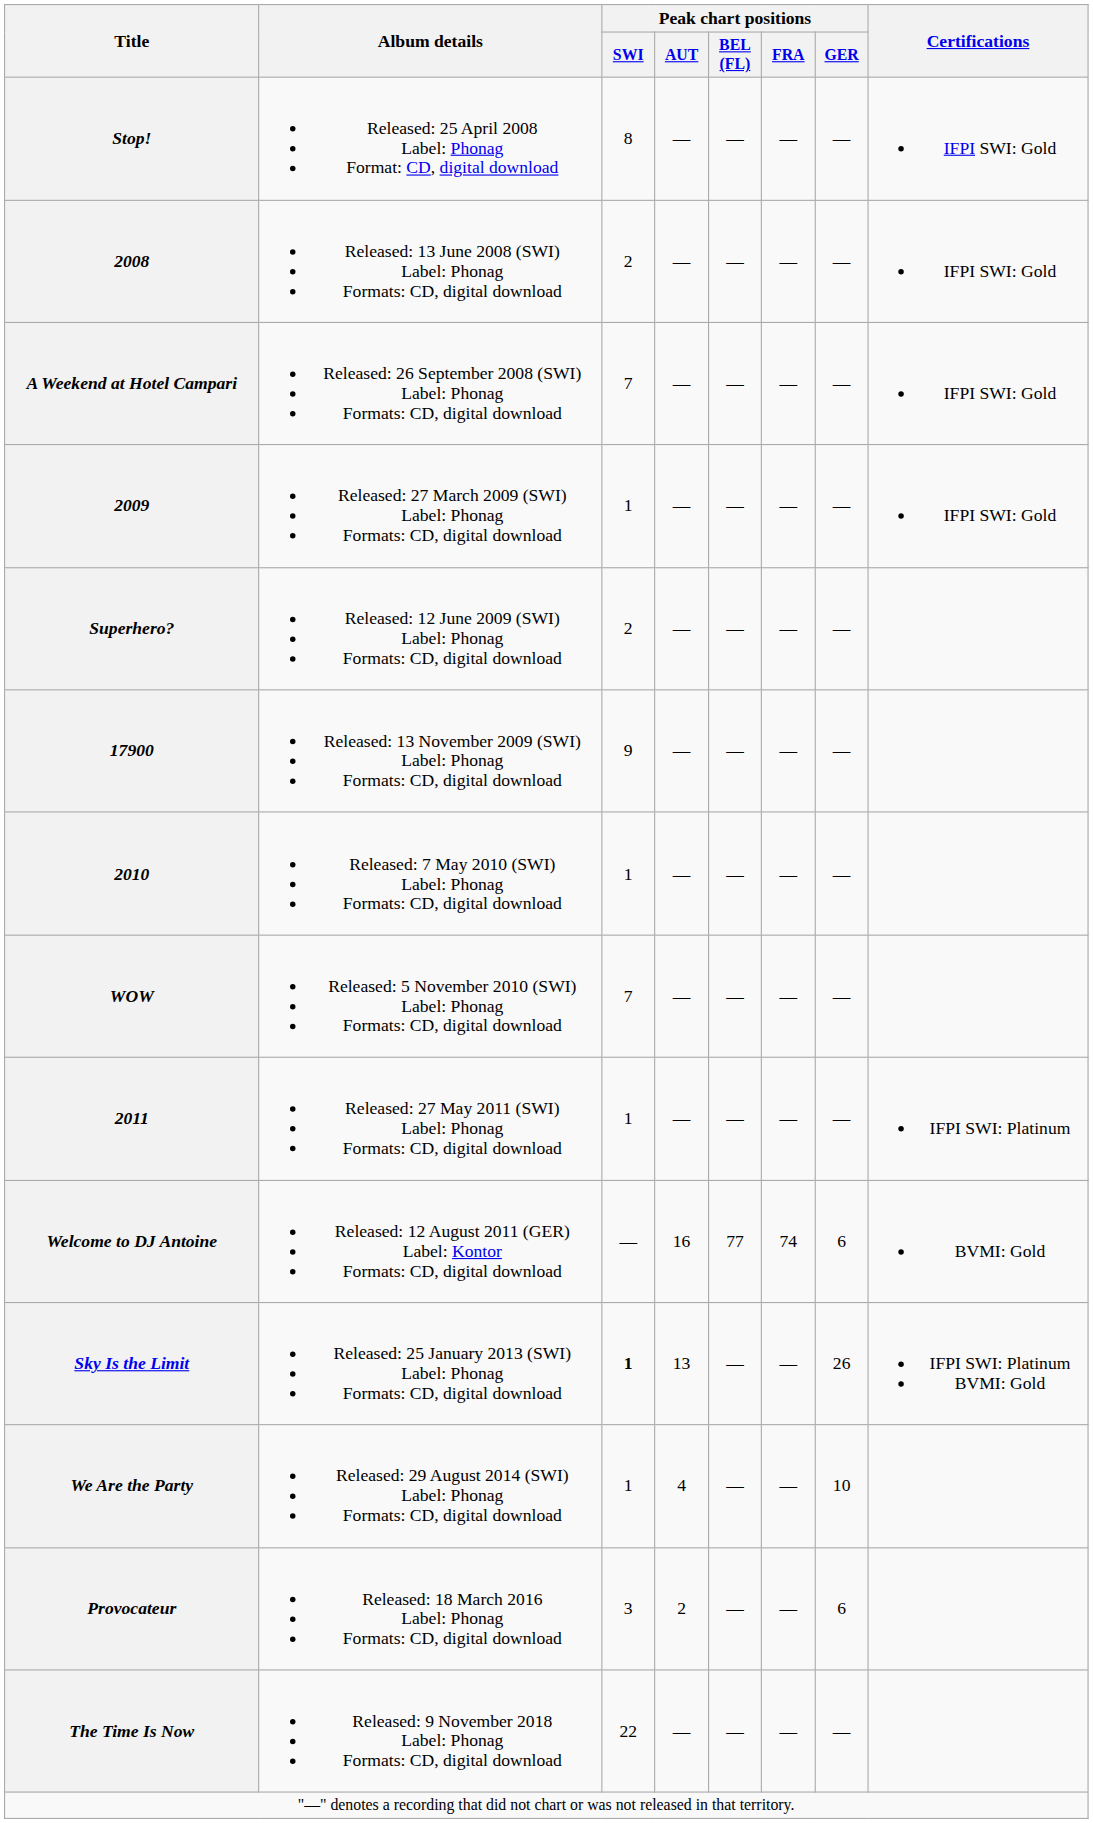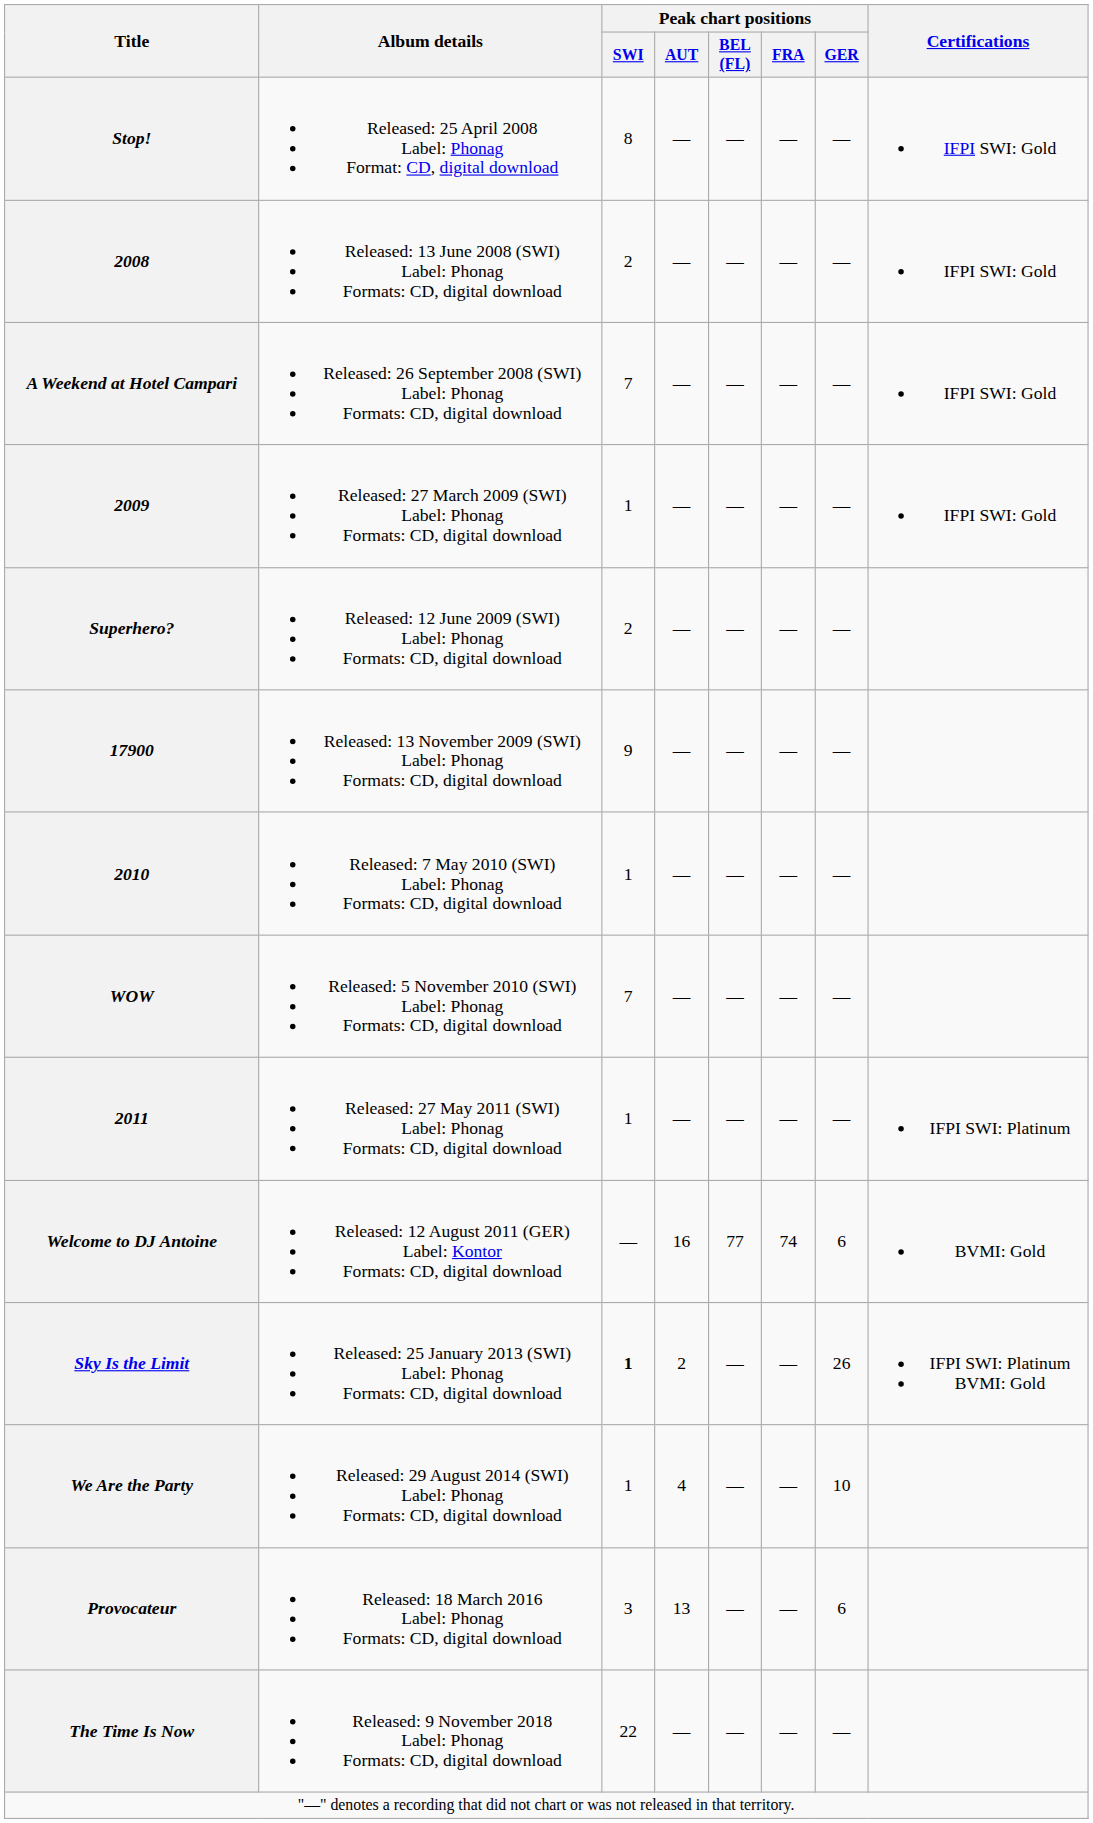(682, 1363) 13 -> (682, 1363) 2
(682, 1608) 2 -> (682, 1608) 13
